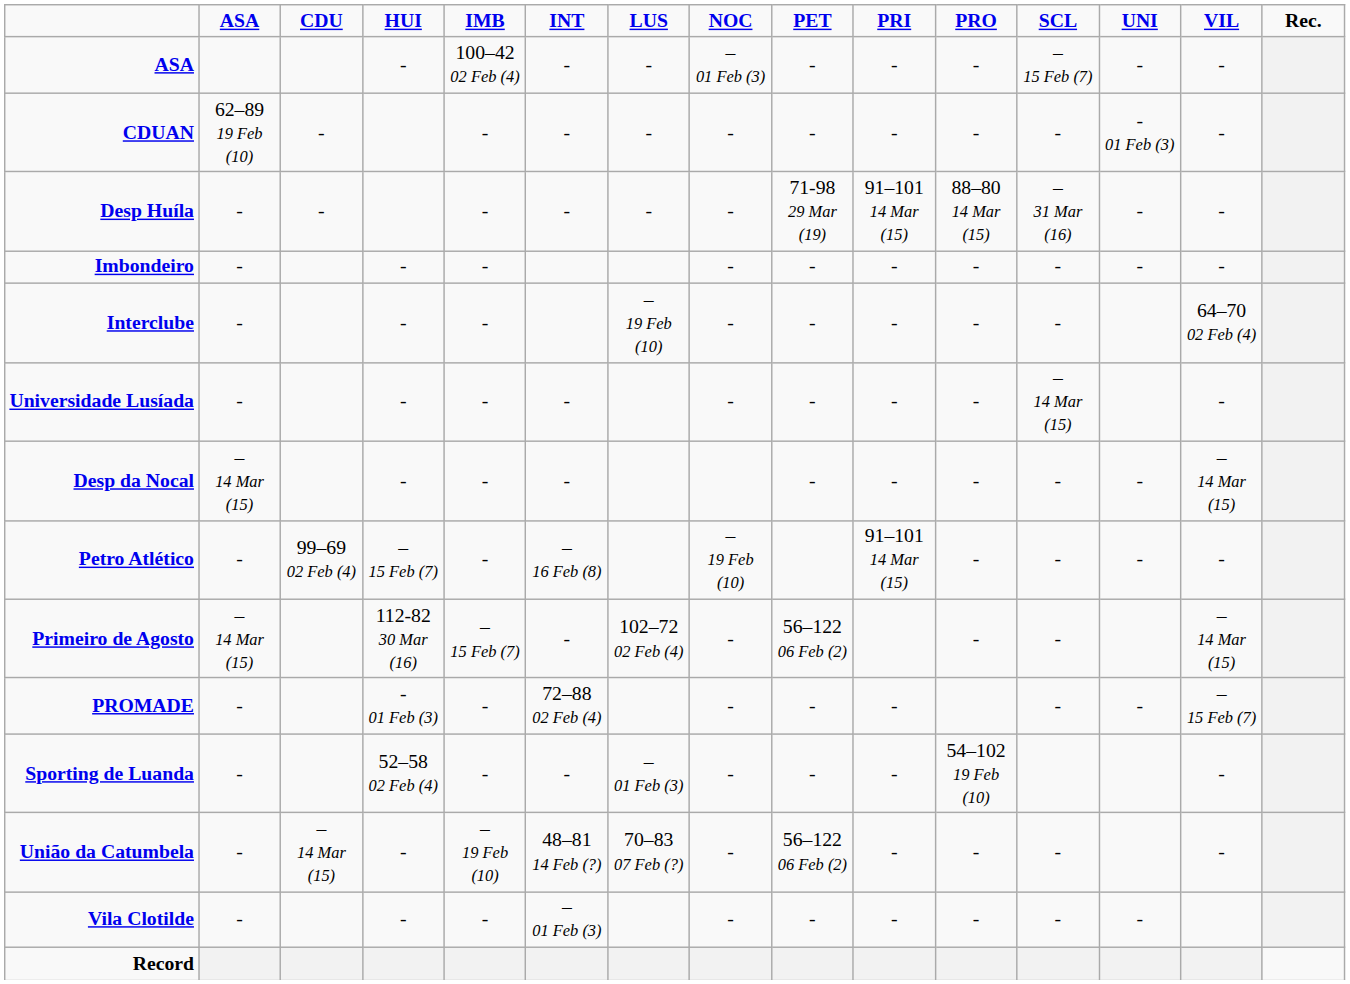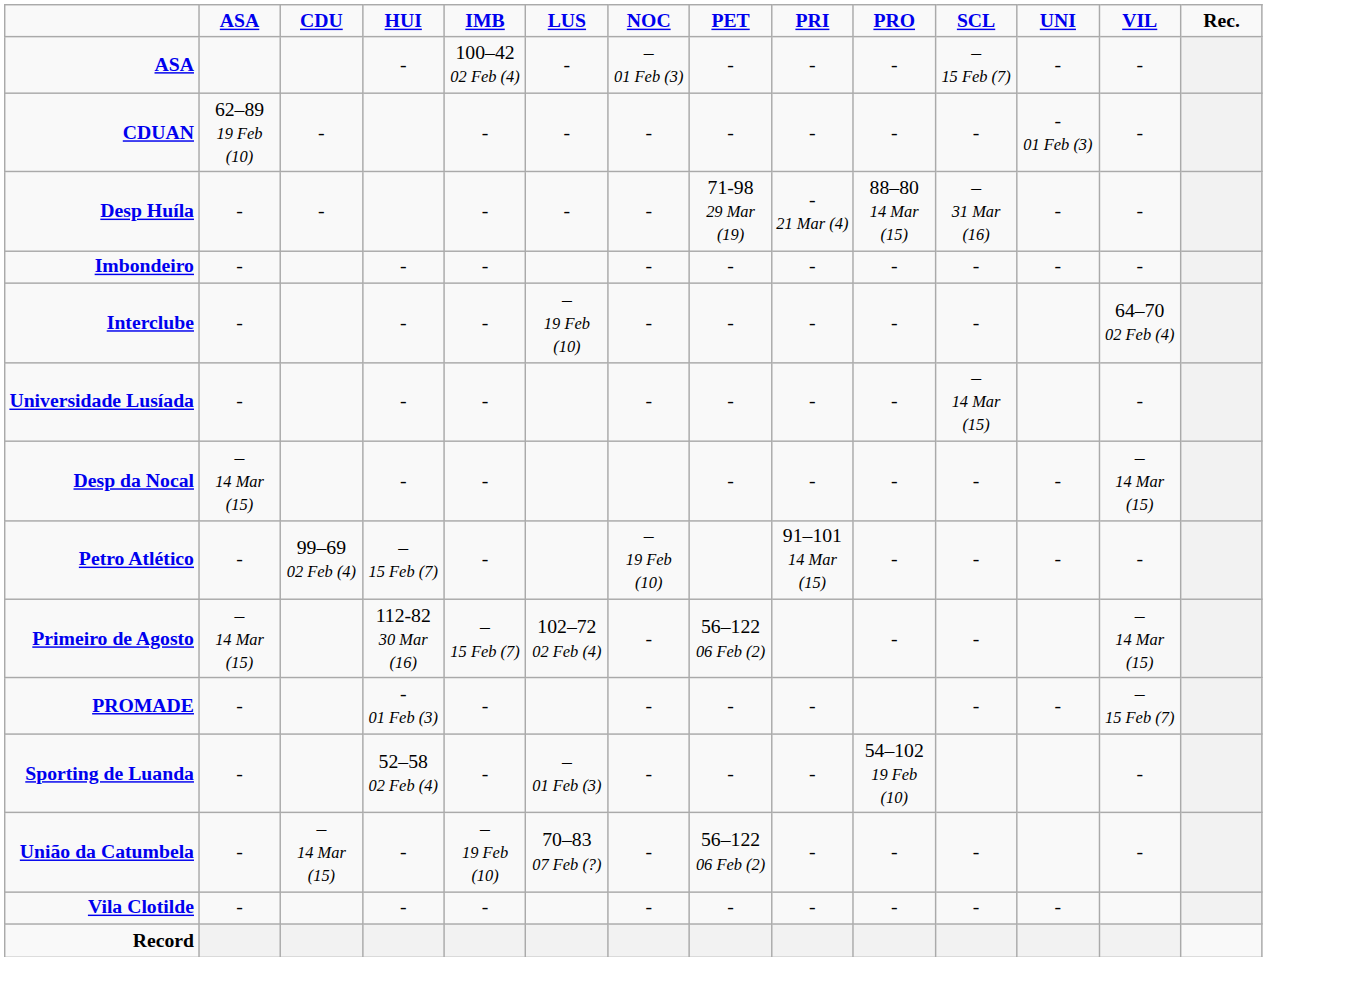- column: (567, 20)
(894, 210) 91–101 14 Mar (15) -> (812, 210) - 21 Mar (4)
